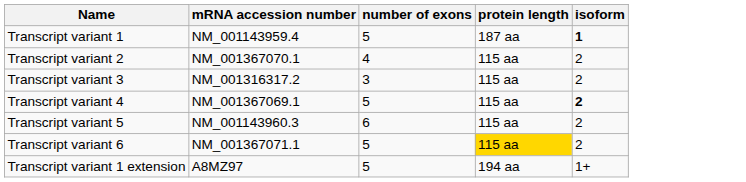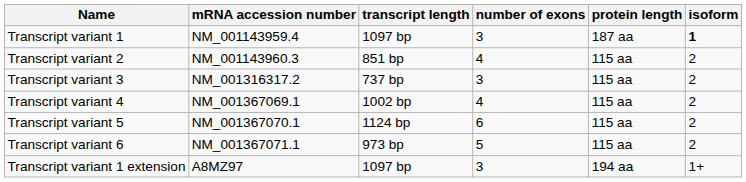+ column: (416, 15)
(366, 36) 5 -> (480, 36) 3
(246, 58) NM_001367070.1 -> (245, 58) NM_001143960.3
(366, 101) 5 -> (480, 101) 4
(579, 101) bold -> (692, 101) normal
(245, 123) NM_001143960.3 -> (246, 123) NM_001367070.1
(498, 144) gold background -> (612, 144) no background
(366, 166) 5 -> (480, 166) 3
